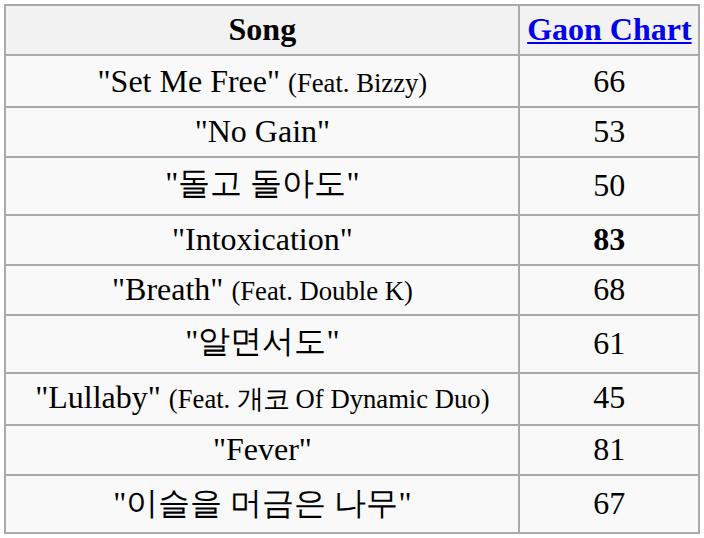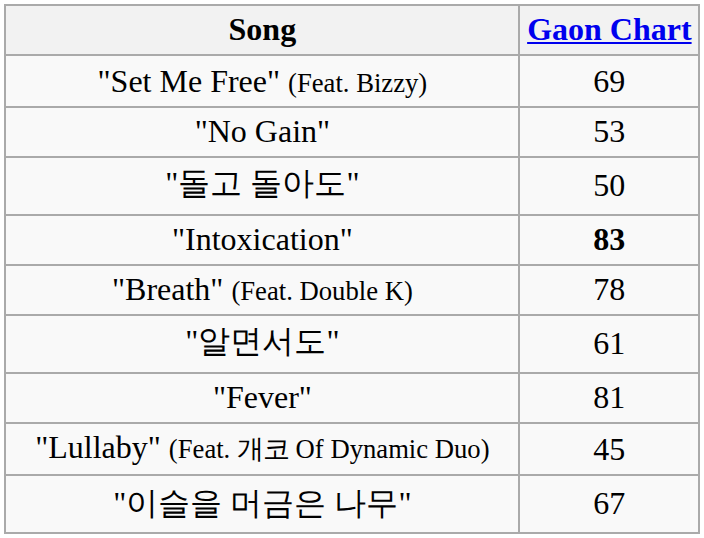(609, 80) 66 -> (609, 80) 69
(609, 289) 68 -> (609, 289) 78
rows swapped: (262, 397) <-> (262, 449)
